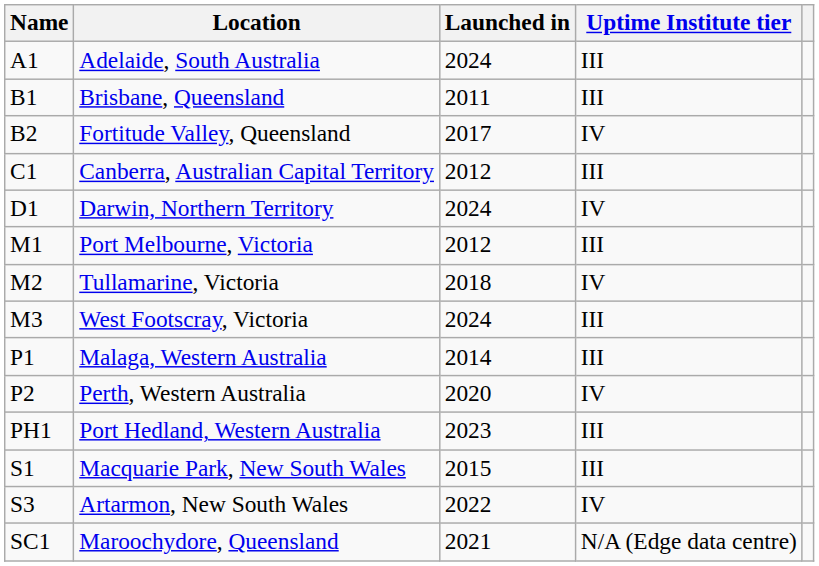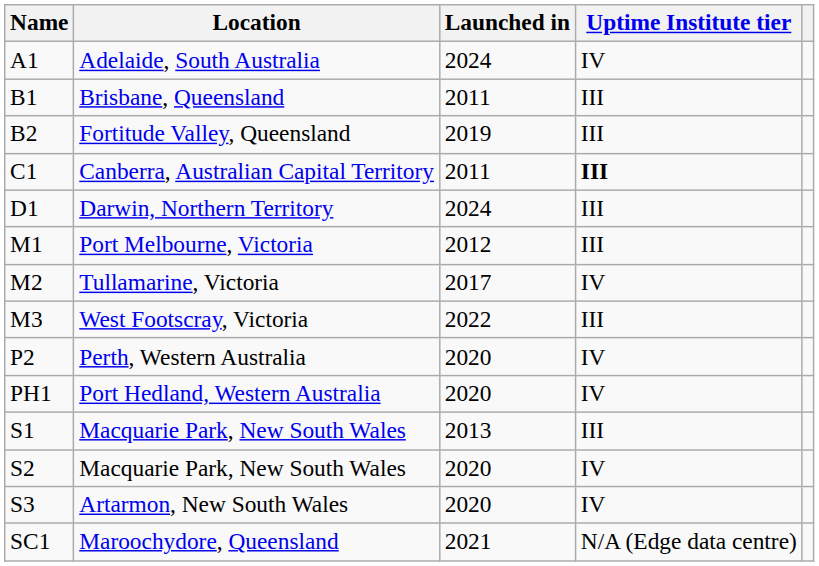(592, 60) III -> (593, 60) IV
(468, 134) 2017 -> (468, 134) 2019
(593, 134) IV -> (592, 134) III
(468, 171) 2012 -> (468, 171) 2011
(592, 171) normal -> (594, 171) bold
(593, 208) IV -> (592, 208) III
(468, 282) 2018 -> (468, 282) 2017
(468, 319) 2024 -> (468, 319) 2022
- row: (22, 356)
(468, 430) 2023 -> (468, 393) 2020
(592, 430) III -> (593, 393) IV
(468, 467) 2015 -> (468, 430) 2013
+ row: (22, 467)
(468, 504) 2022 -> (468, 504) 2020
